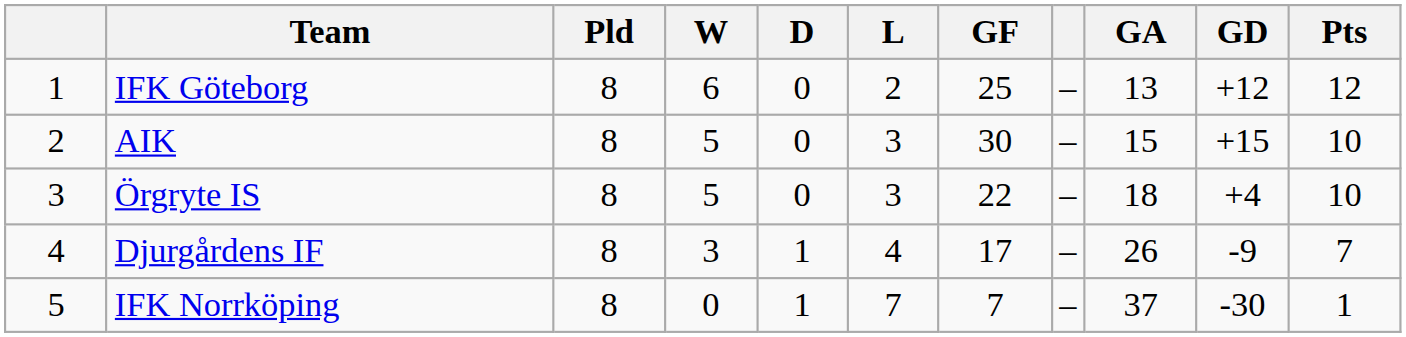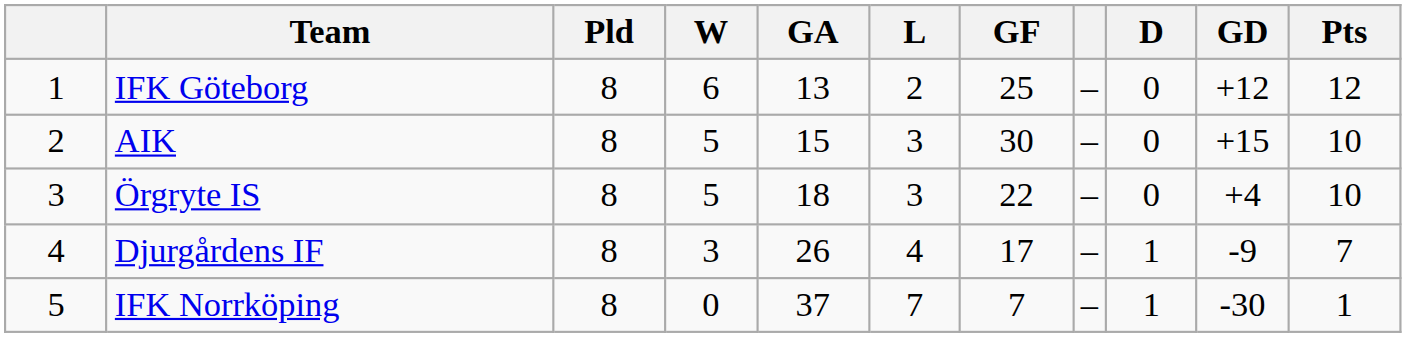columns swapped: (802, 31) <-> (1141, 31)
